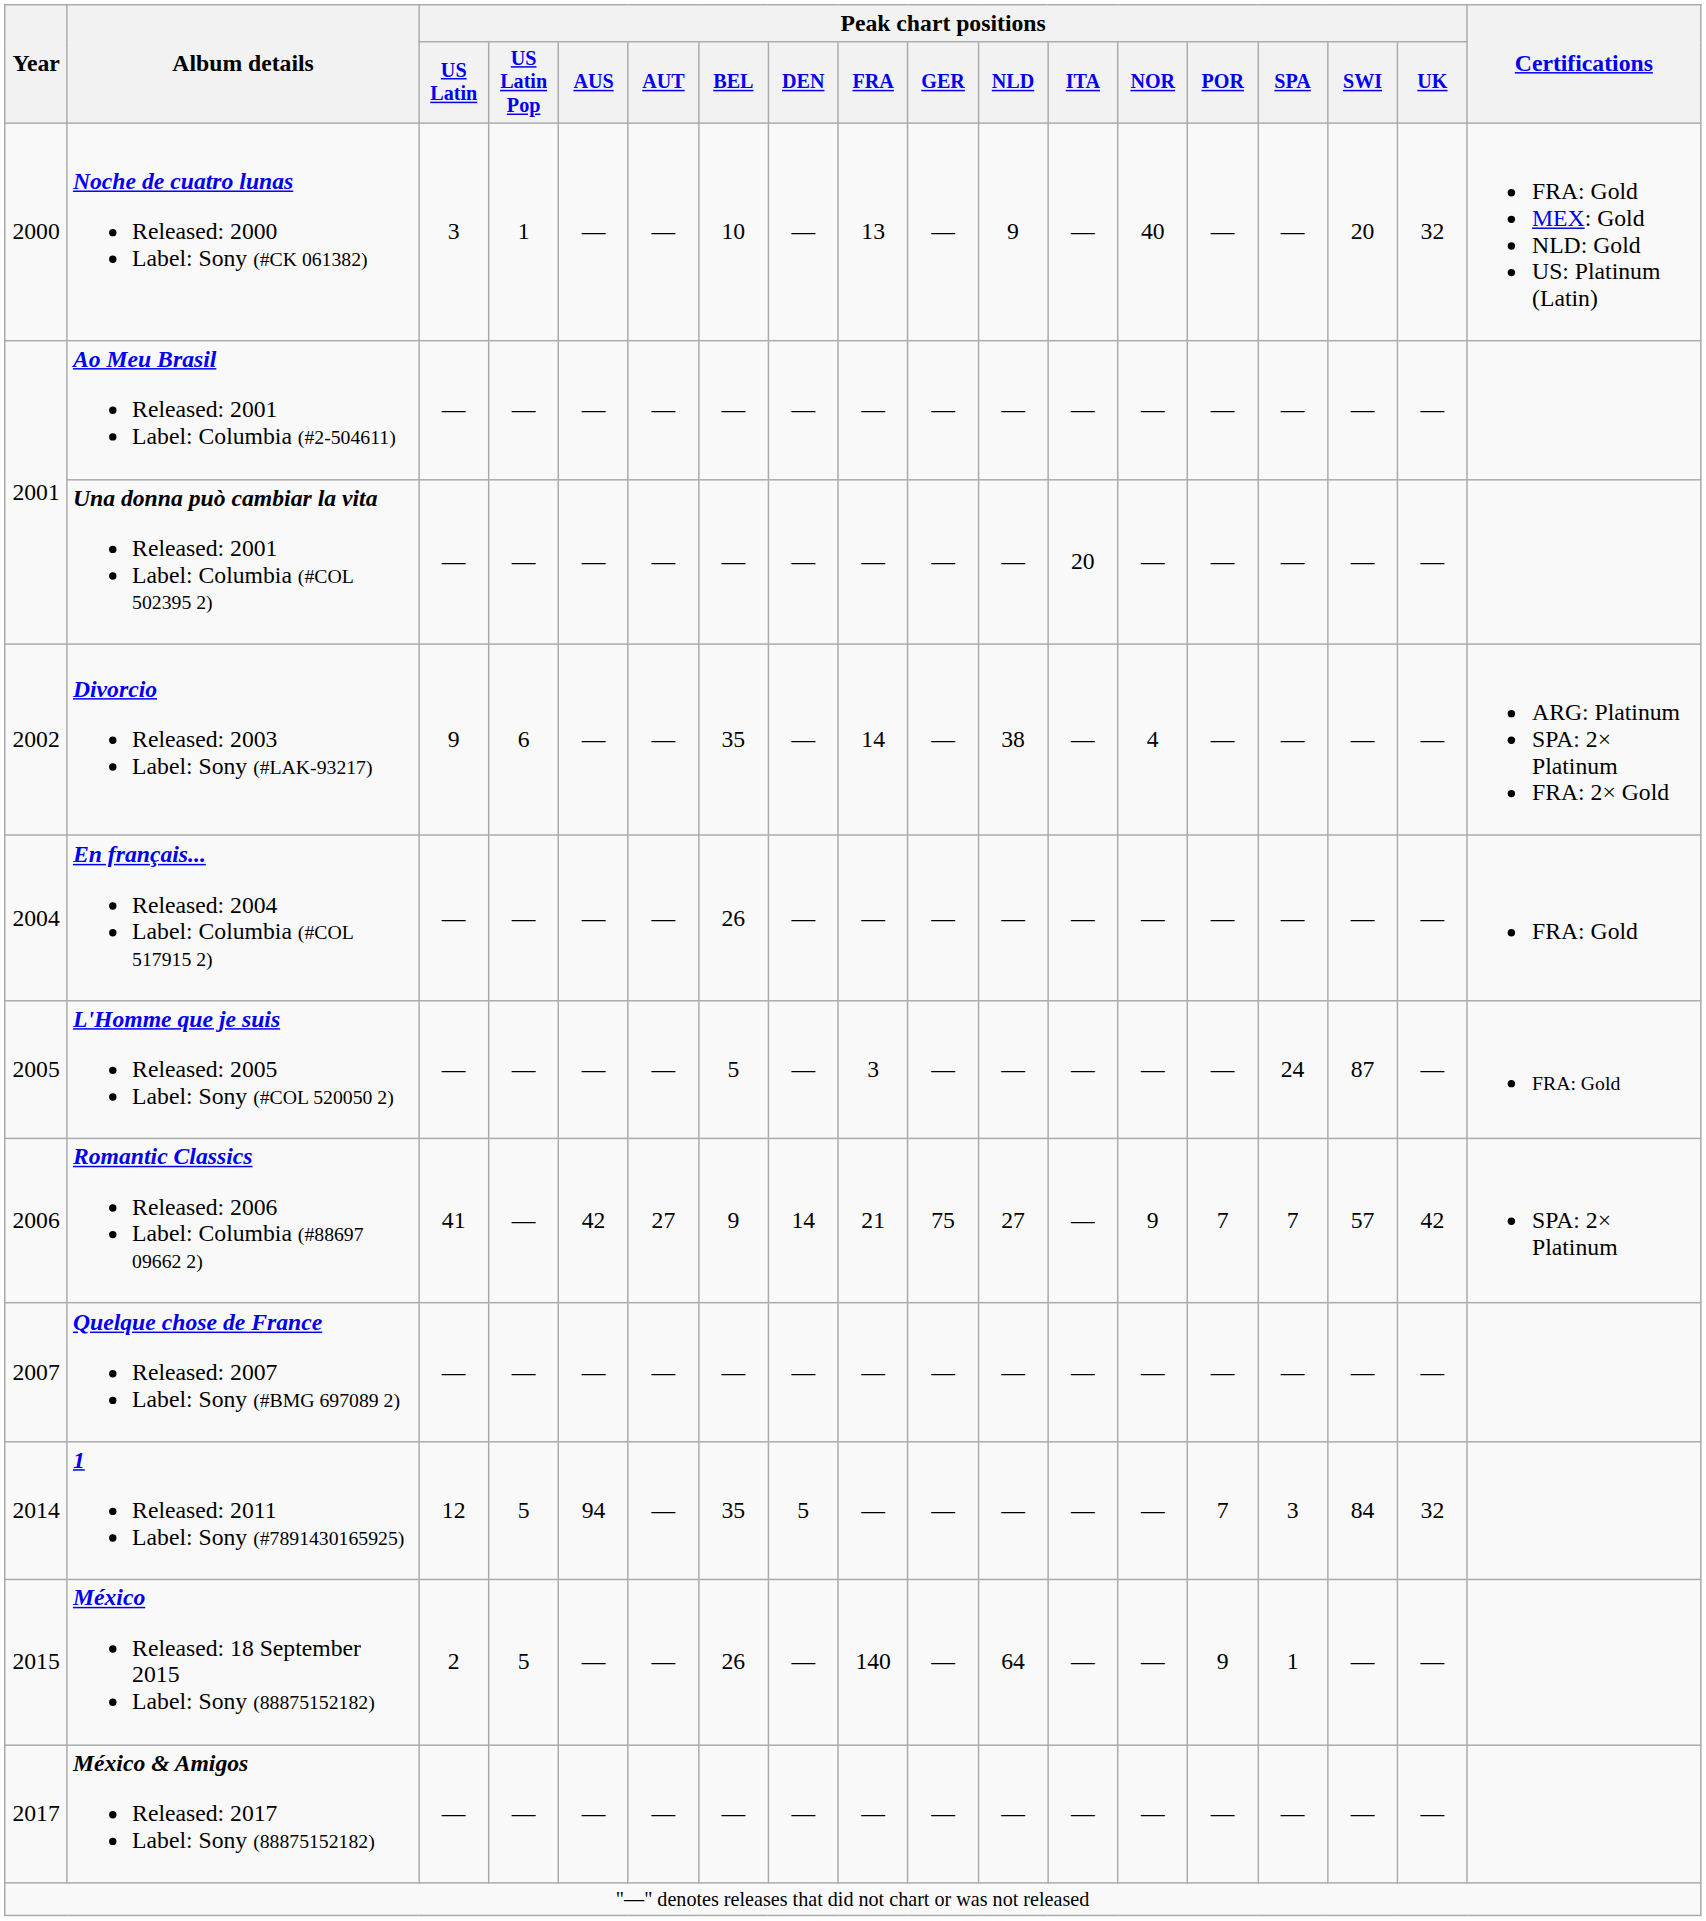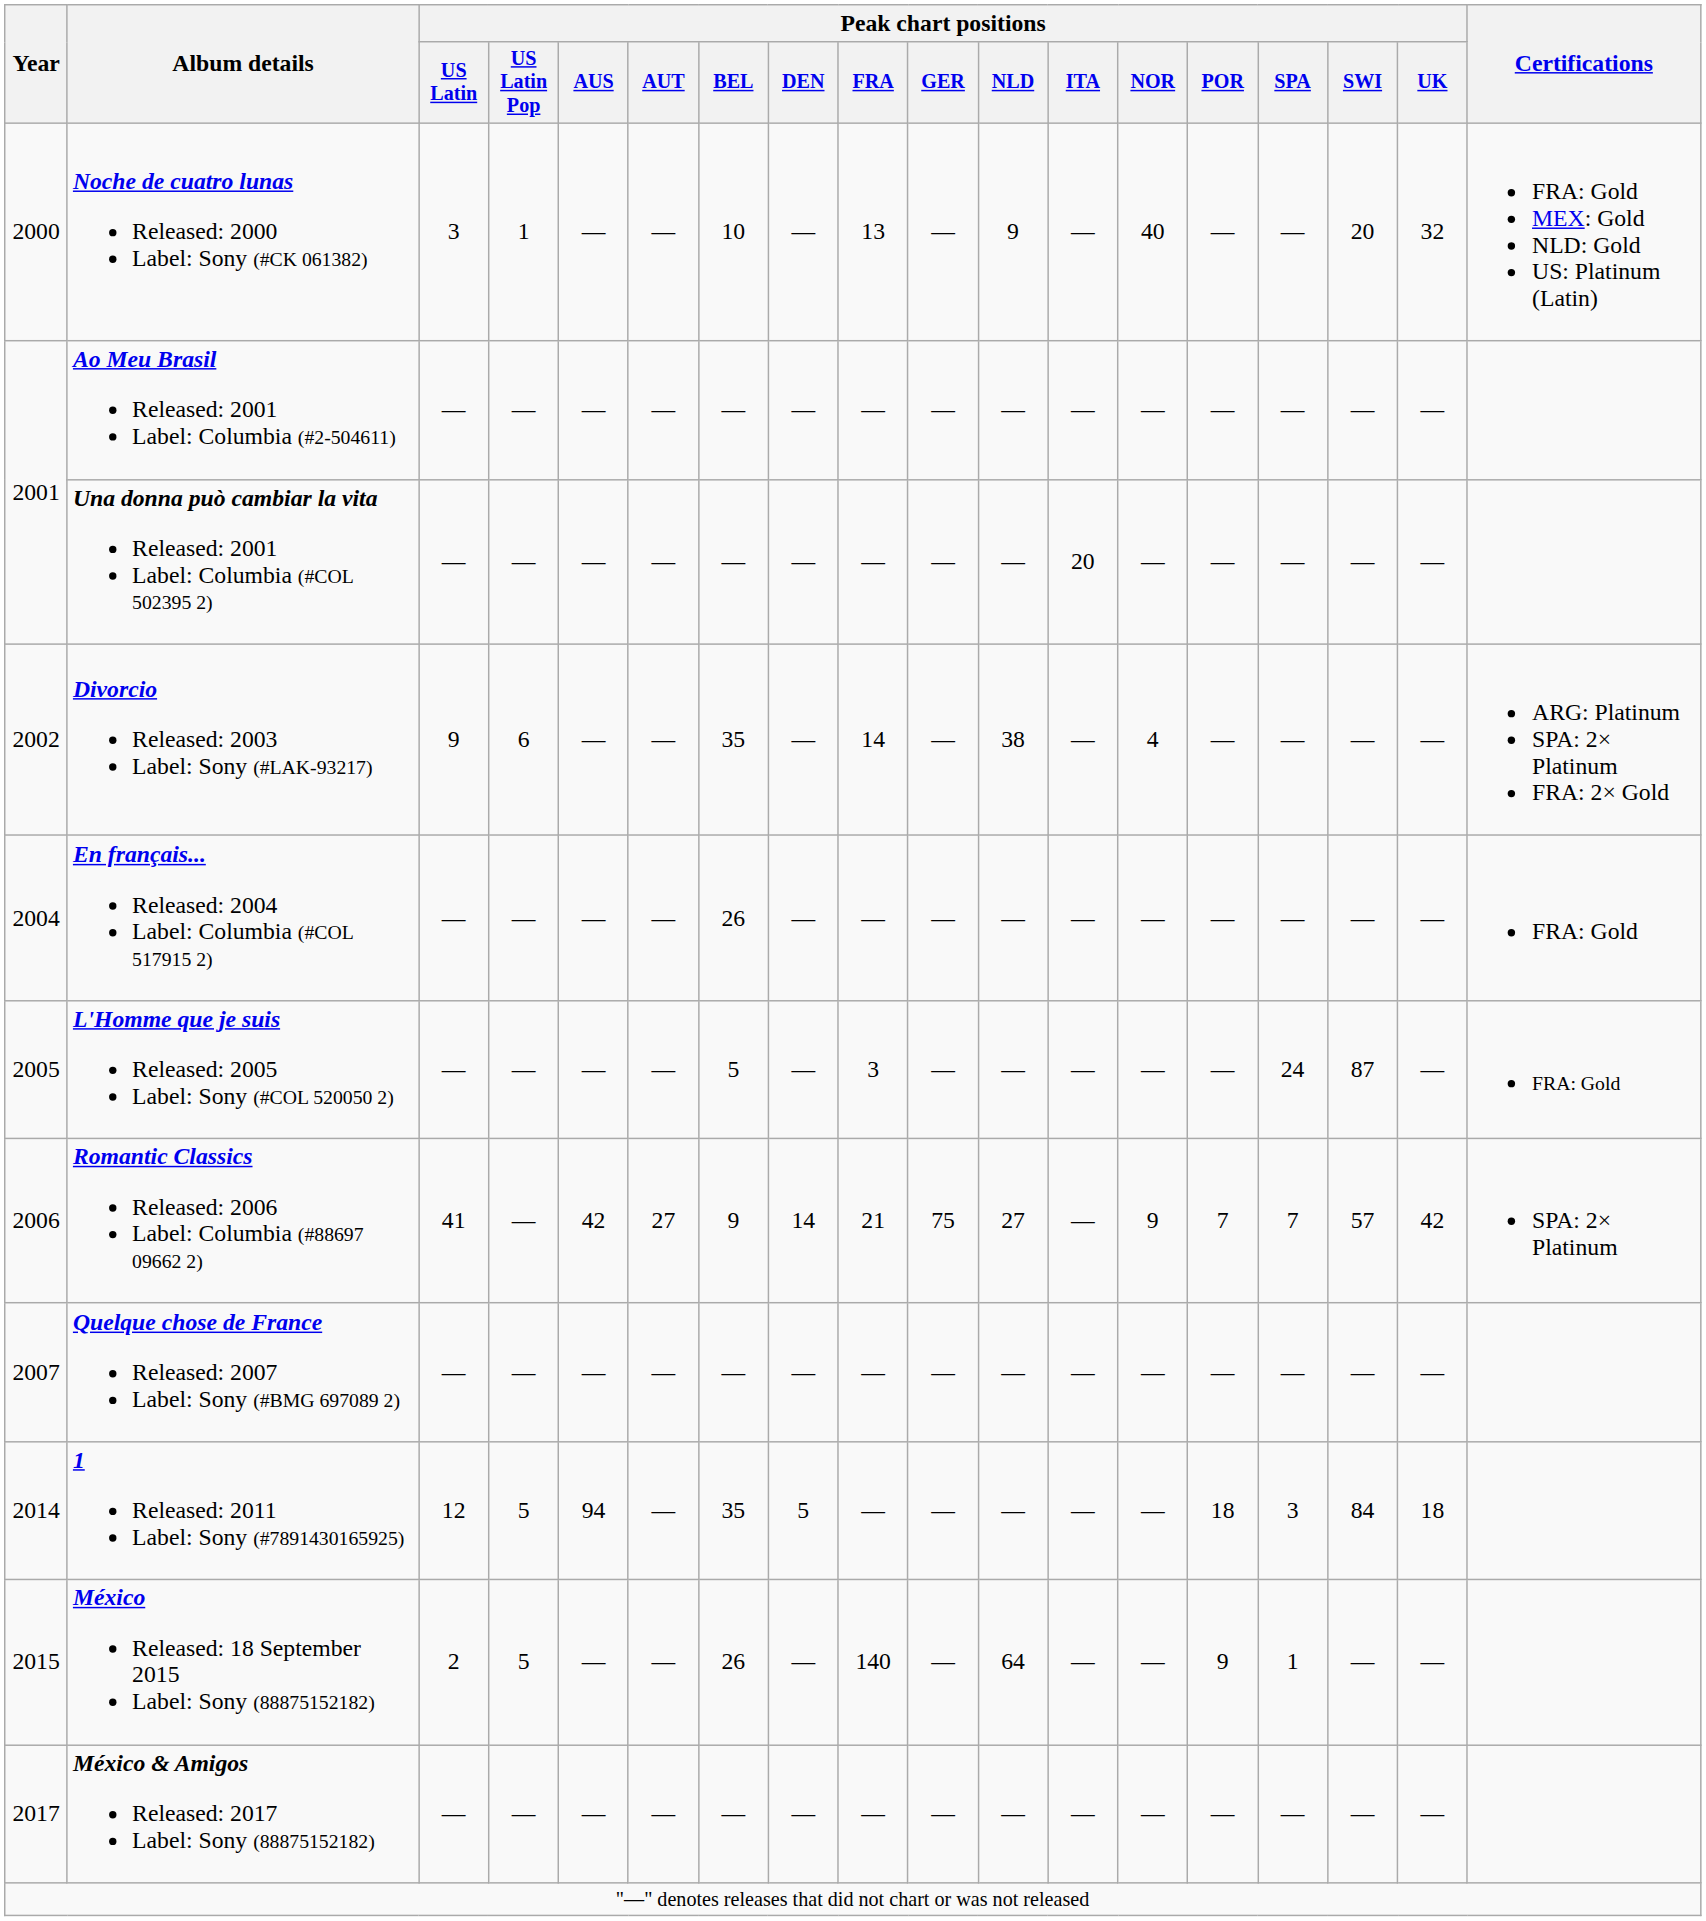(1223, 1510) 7 -> (1223, 1510) 18
(1432, 1510) 32 -> (1432, 1510) 18
